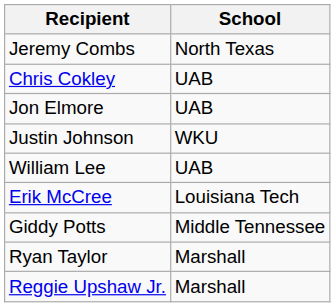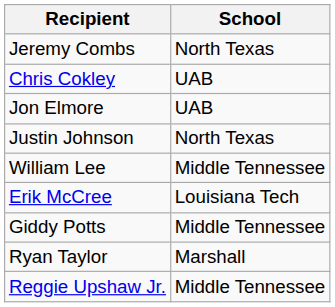(196, 138) WKU -> (224, 138) North Texas
(194, 167) UAB -> (250, 167) Middle Tennessee
(210, 286) Marshall -> (250, 286) Middle Tennessee
